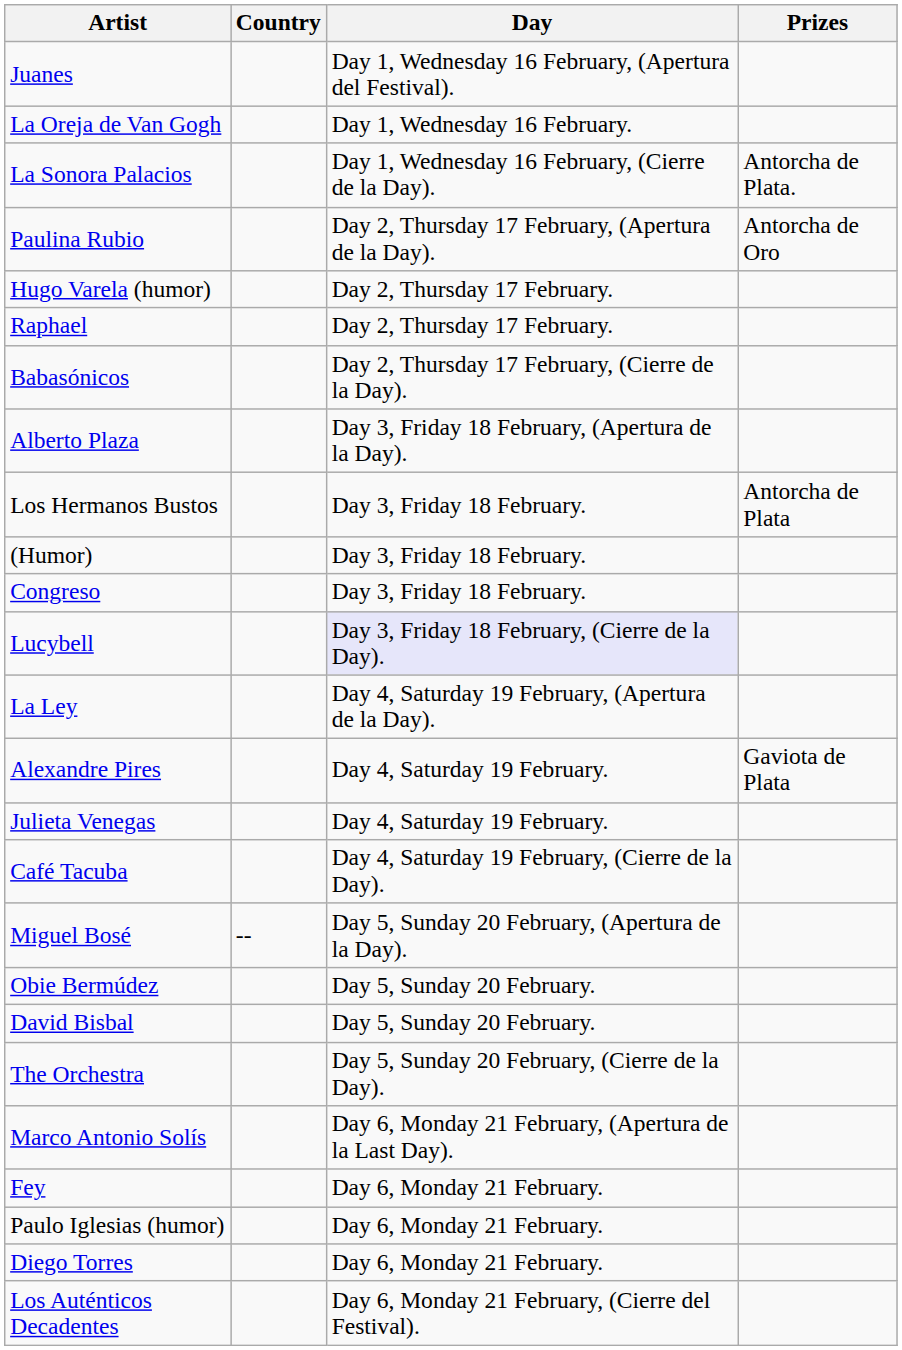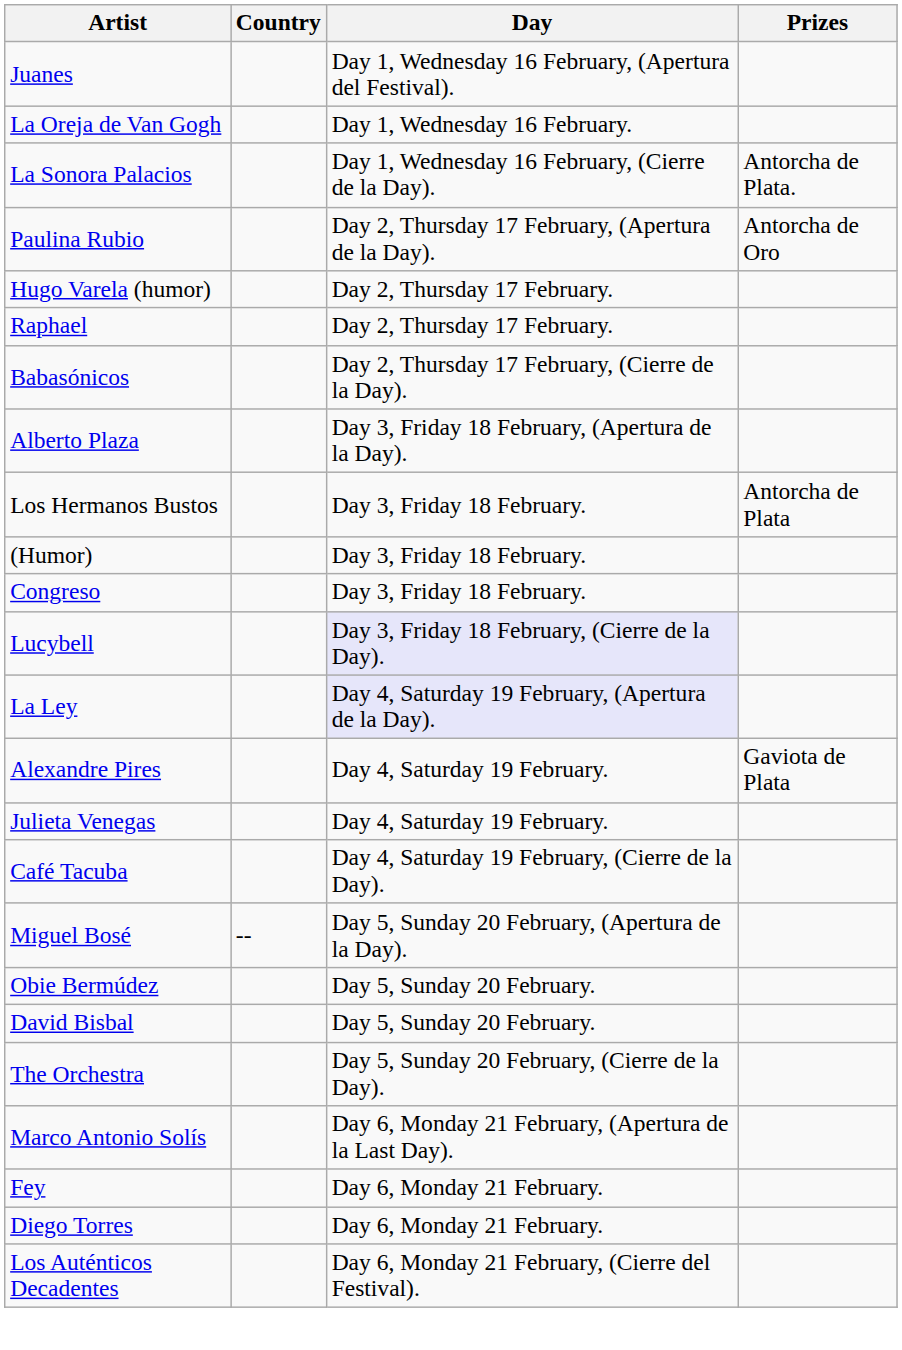(519, 706) no background -> (519, 706) lavender background
- row: (117, 1225)
